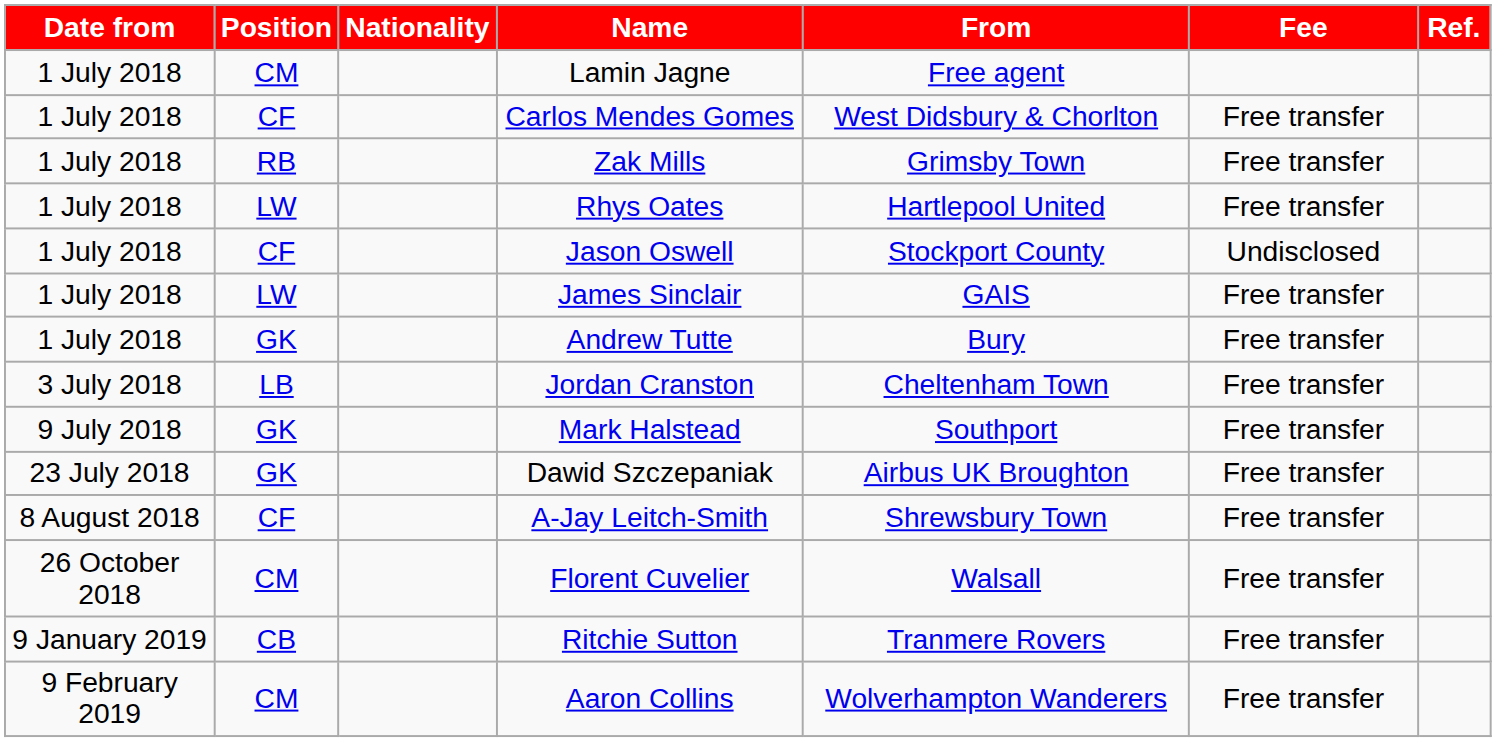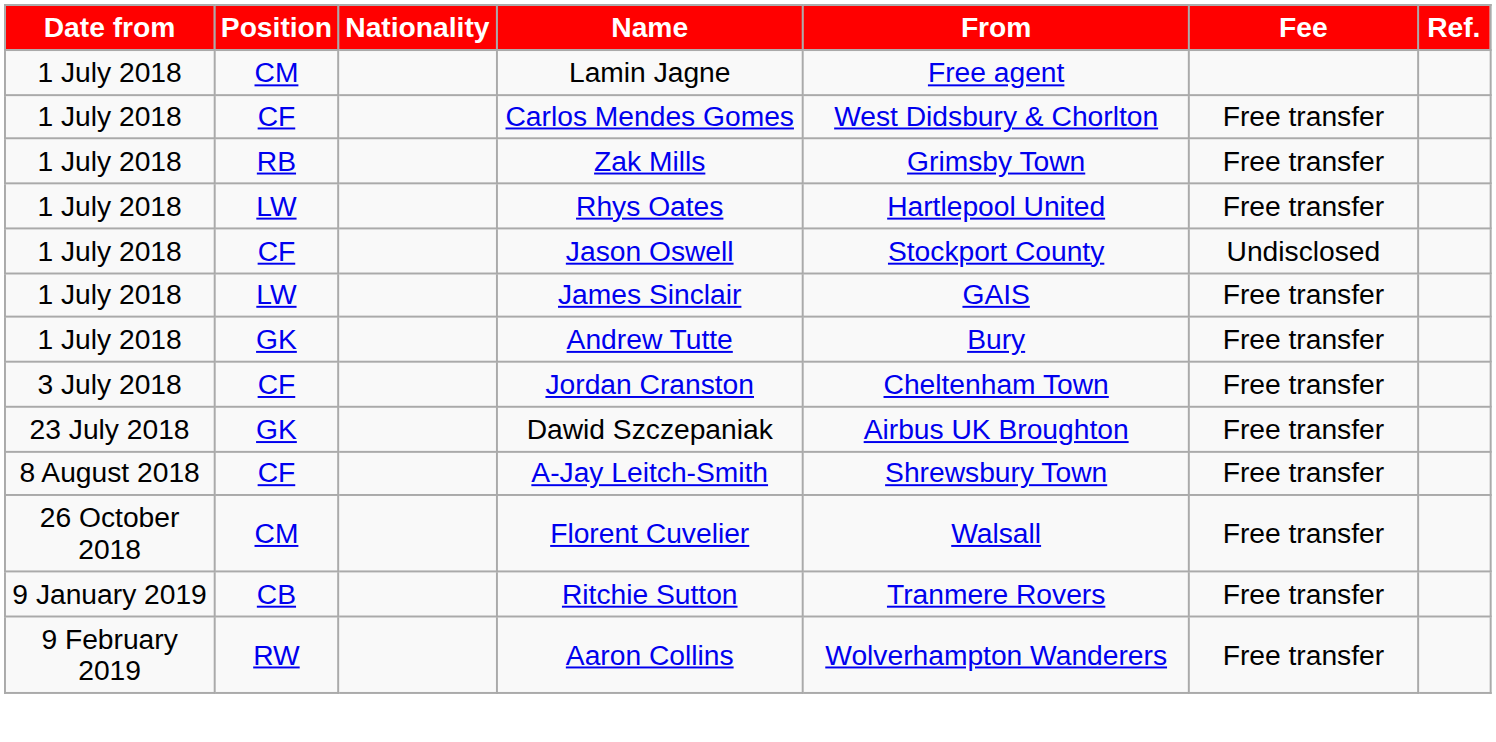(276, 384) LB -> (276, 384) CF
- row: (650, 429)
(276, 699) CM -> (276, 654) RW
